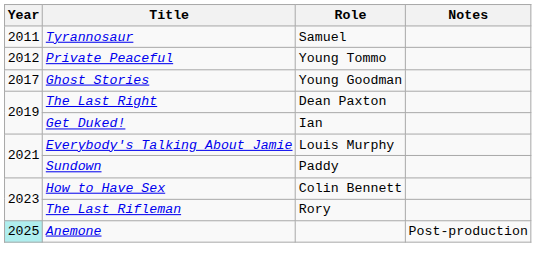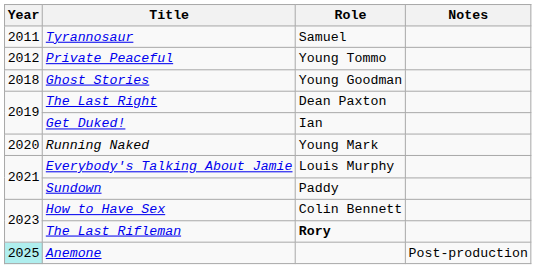(24, 80) 2017 -> (24, 80) 2018
+ row: (98, 145)
(315, 210) normal -> (315, 231) bold
